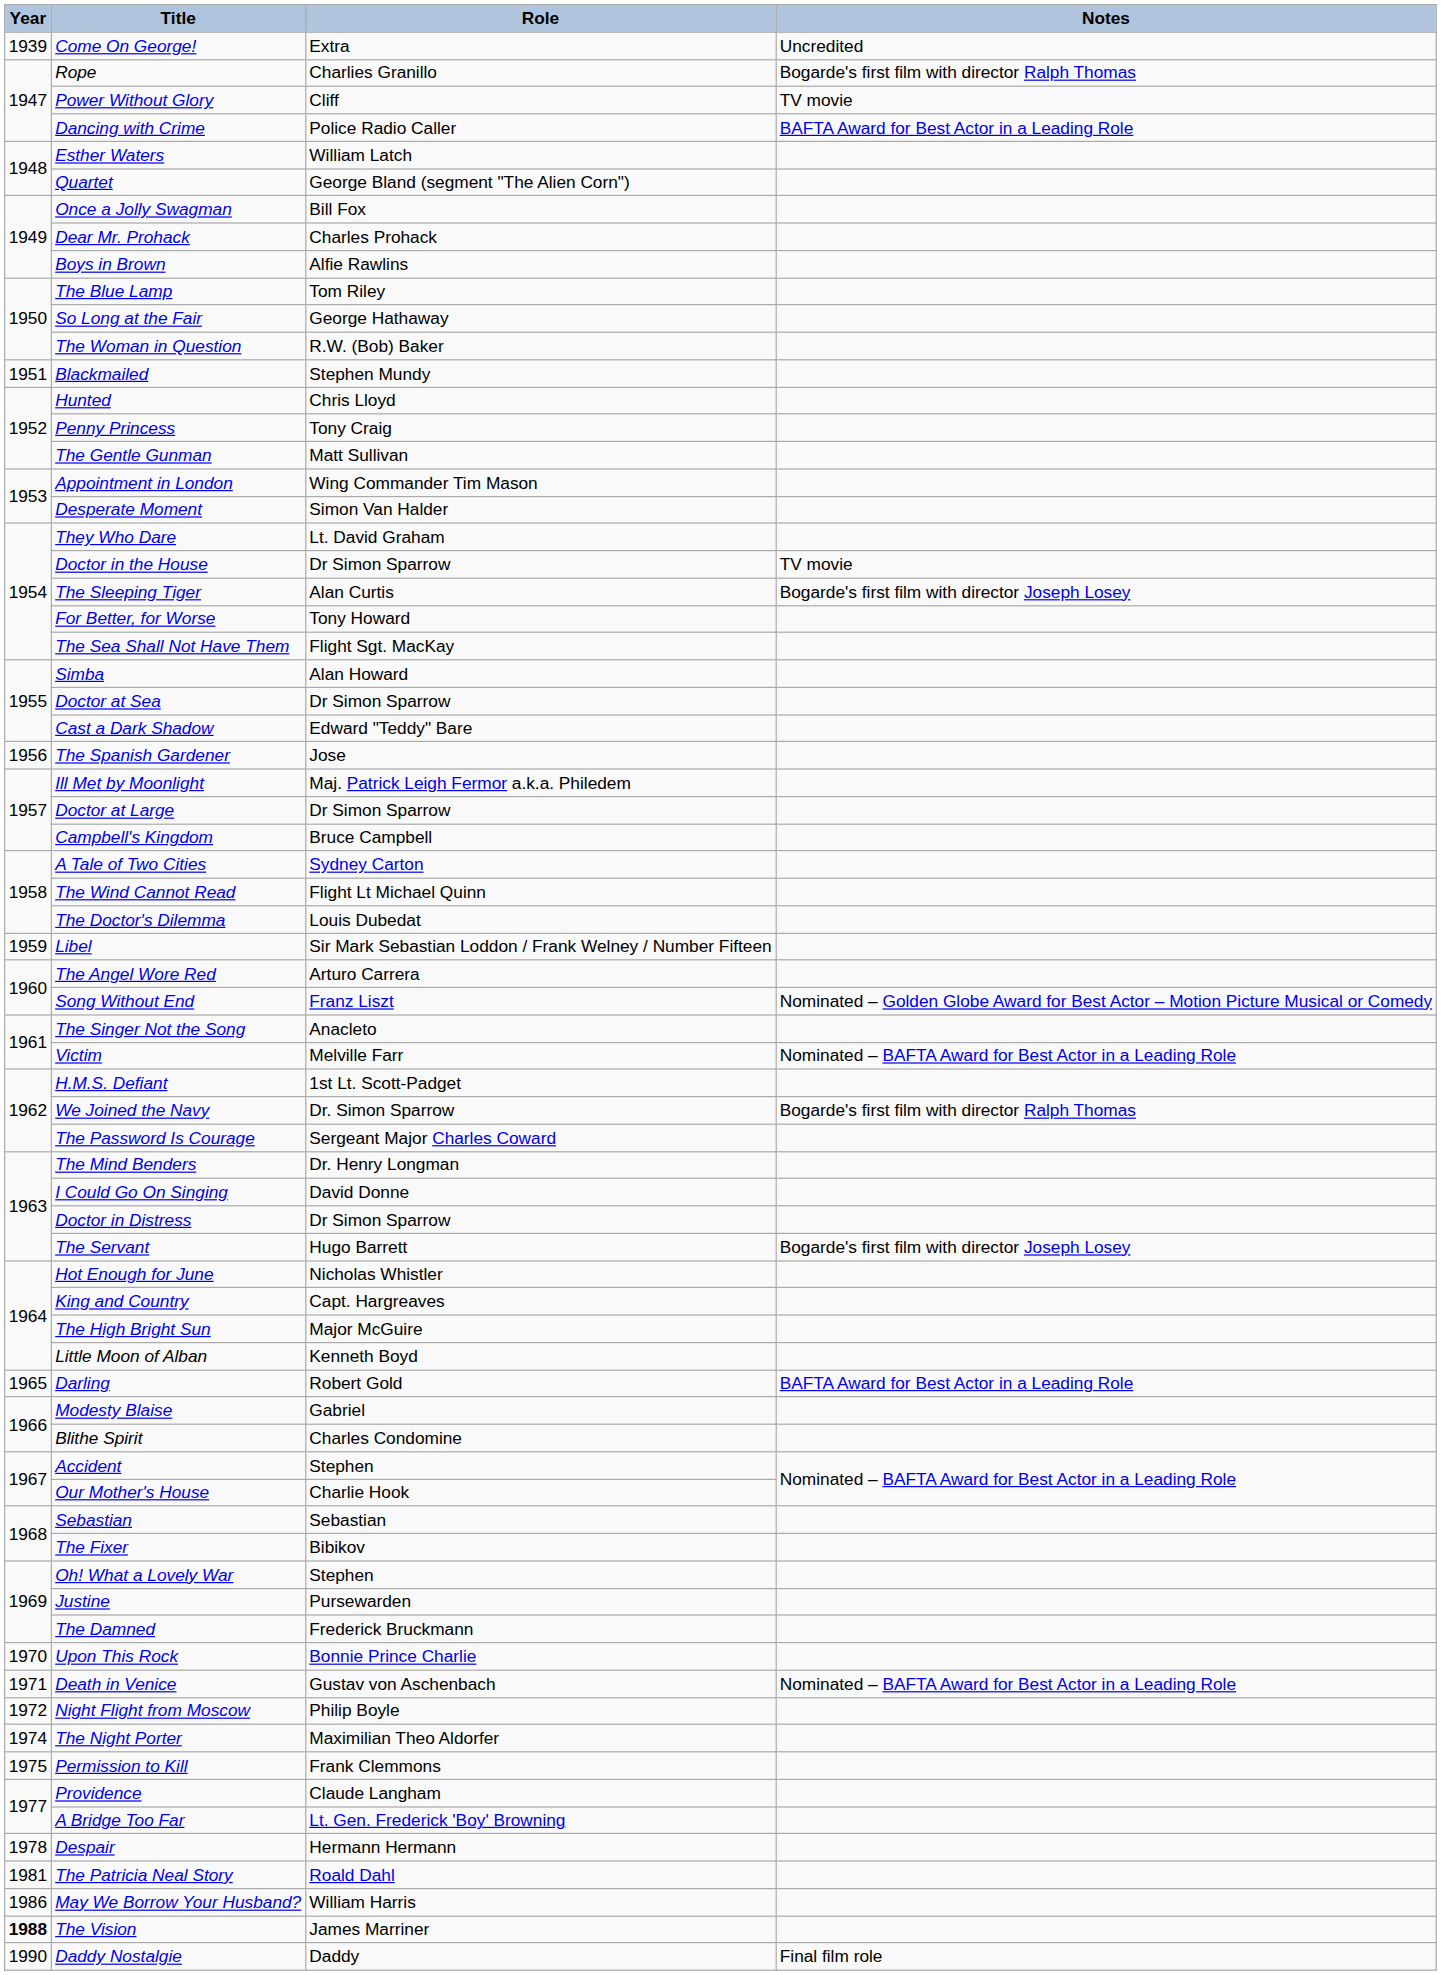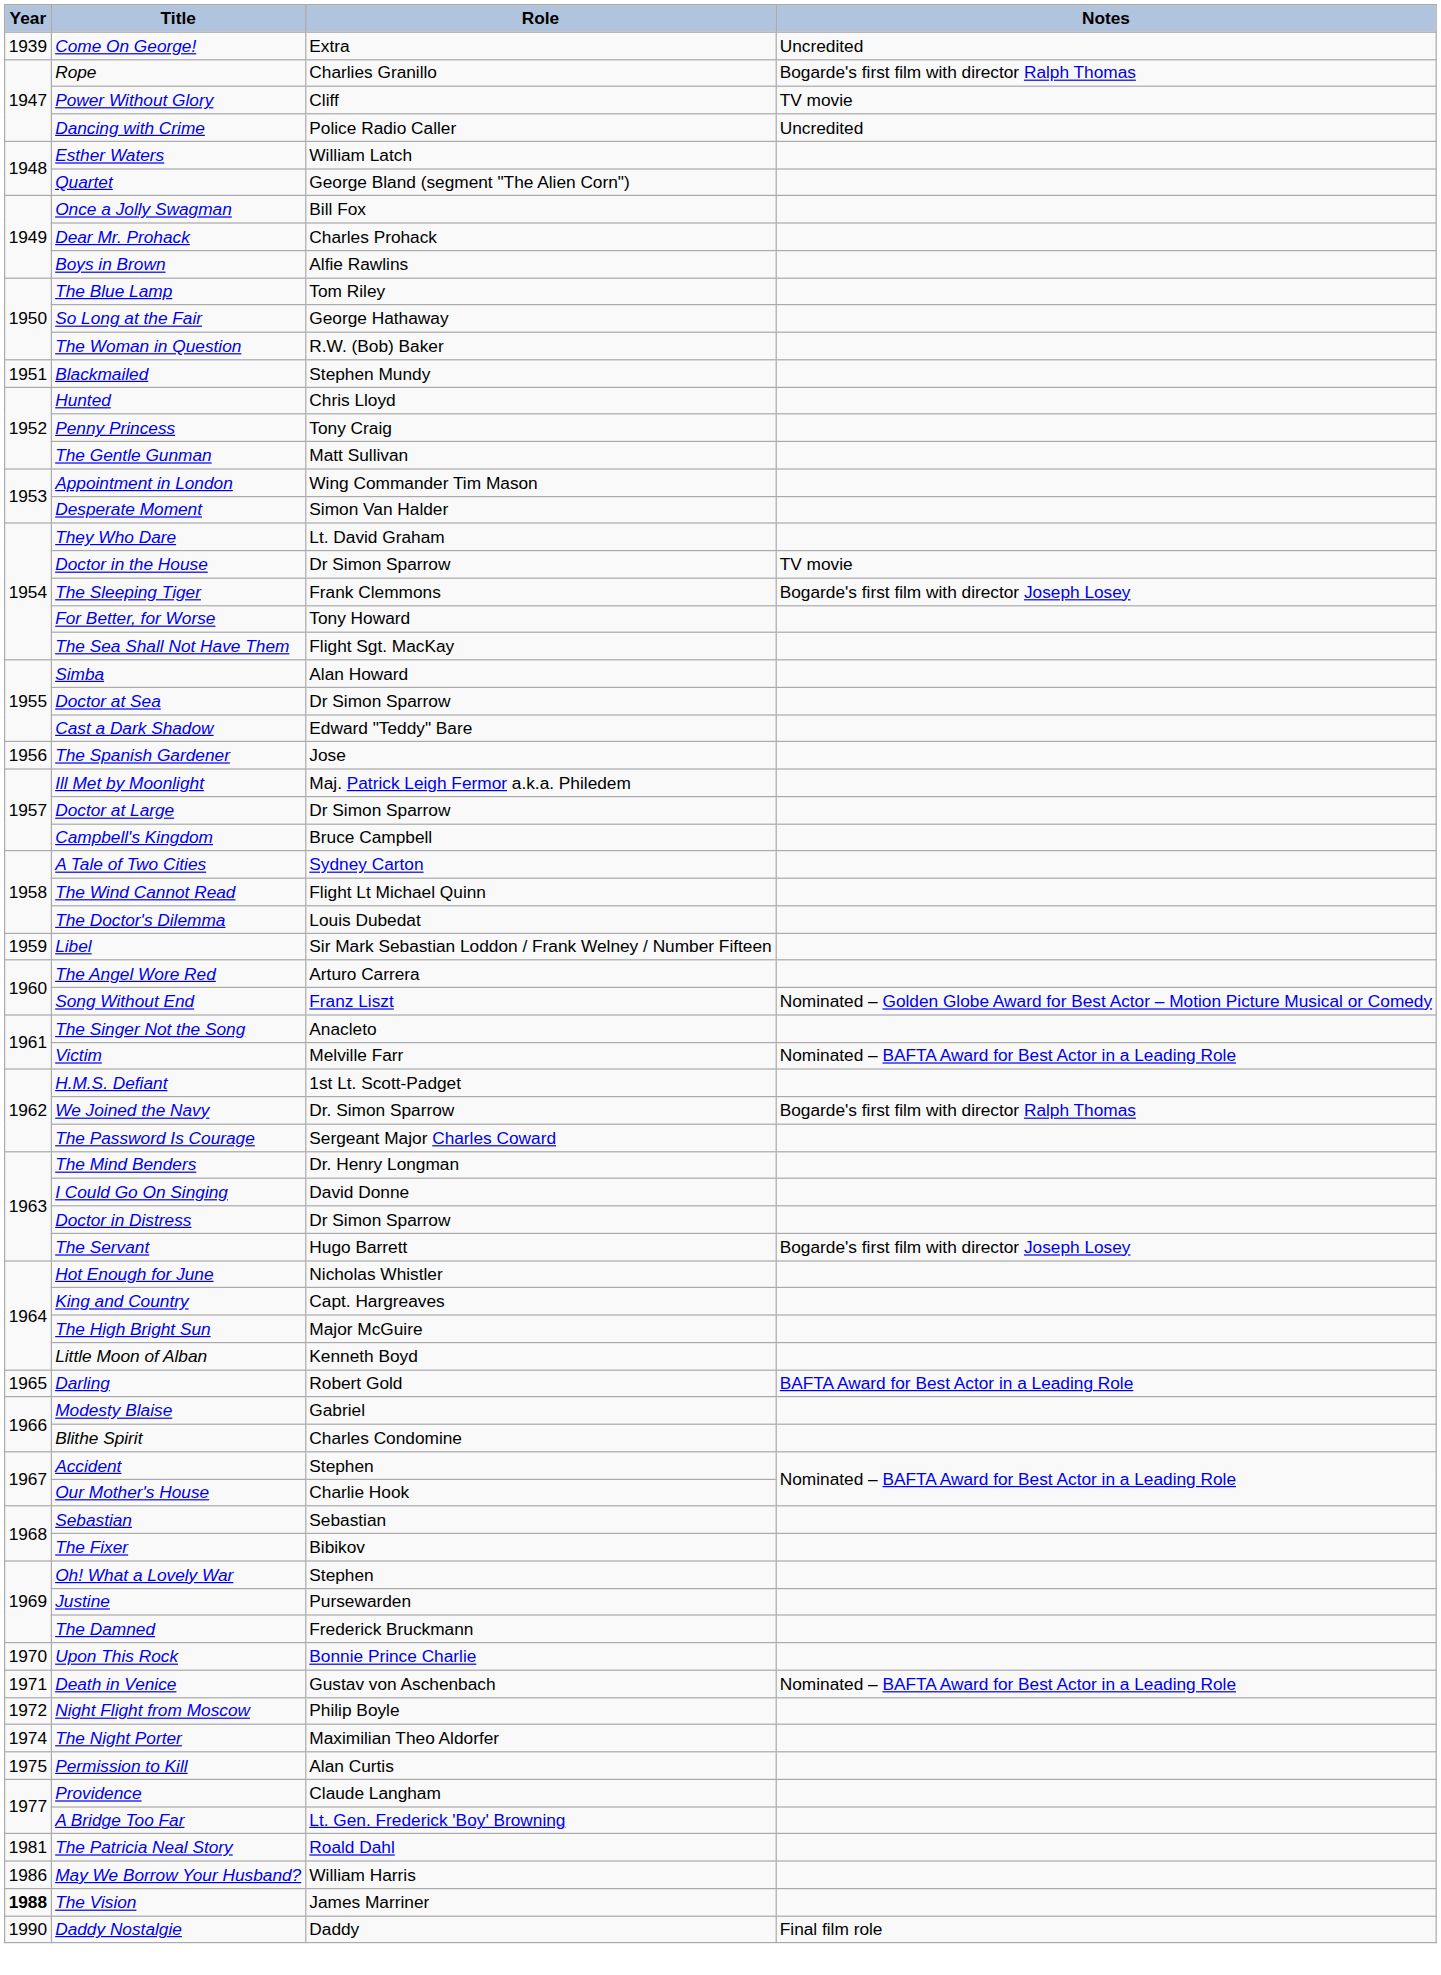(957, 128) BAFTA Award for Best Actor in a Leading Role -> (822, 128) Uncredited
(352, 592) Alan Curtis -> (375, 592) Frank Clemmons
(375, 1766) Frank Clemmons -> (352, 1766) Alan Curtis
- row: (85, 1848)
